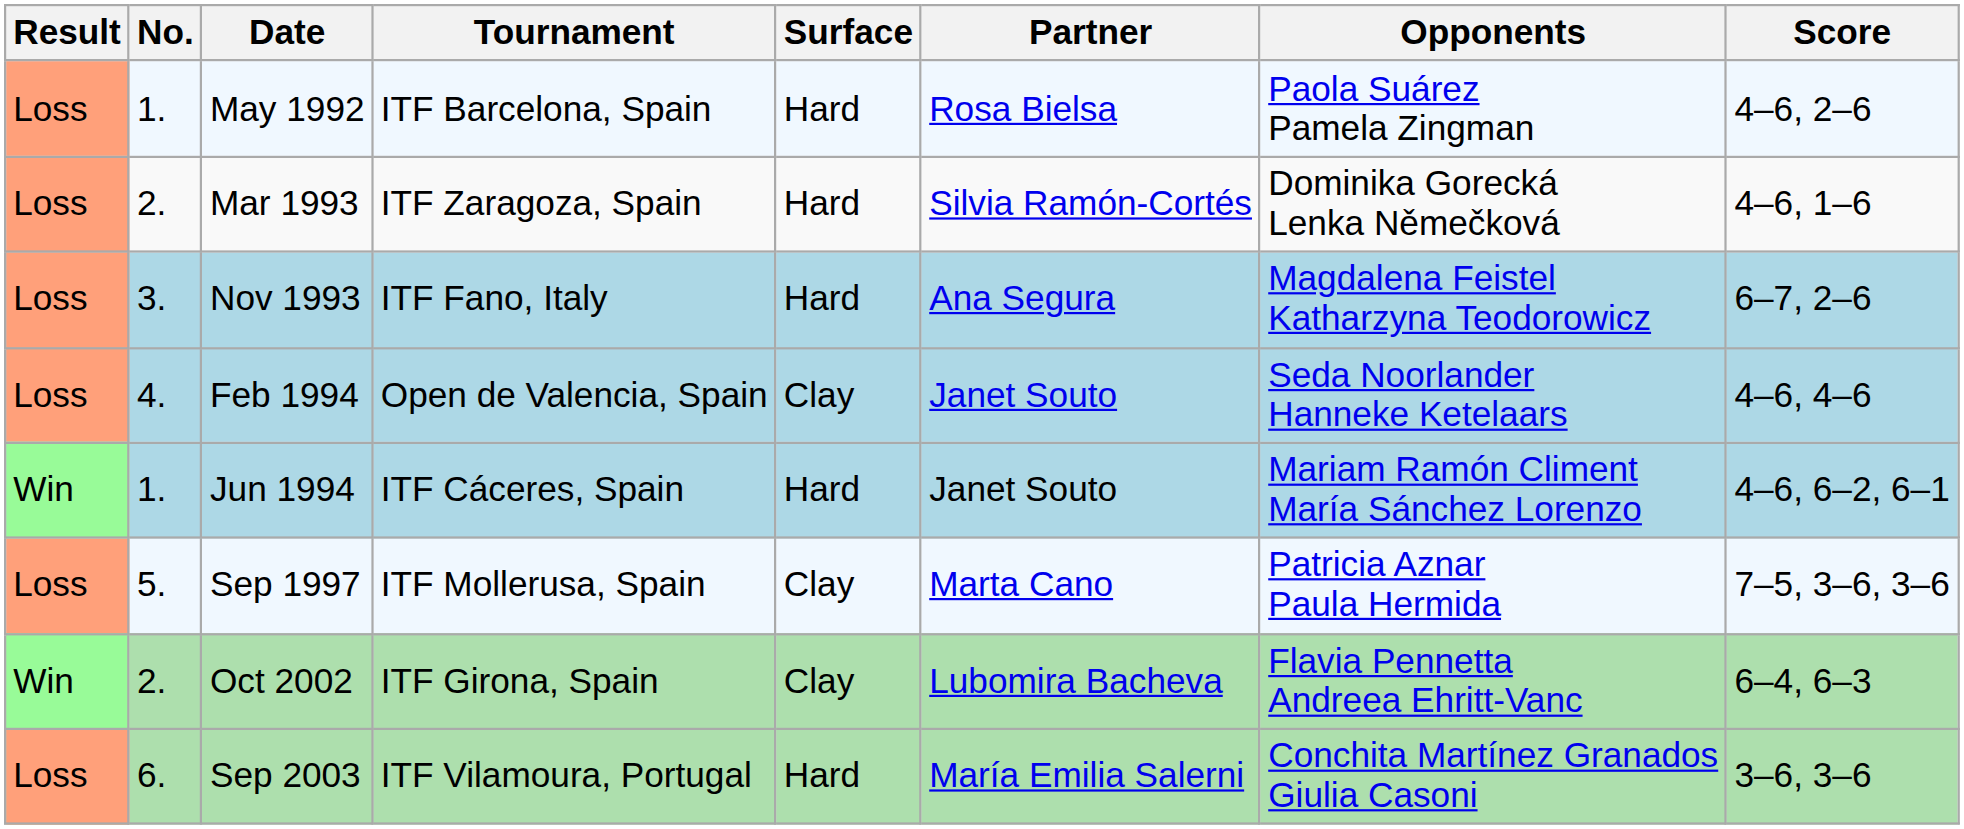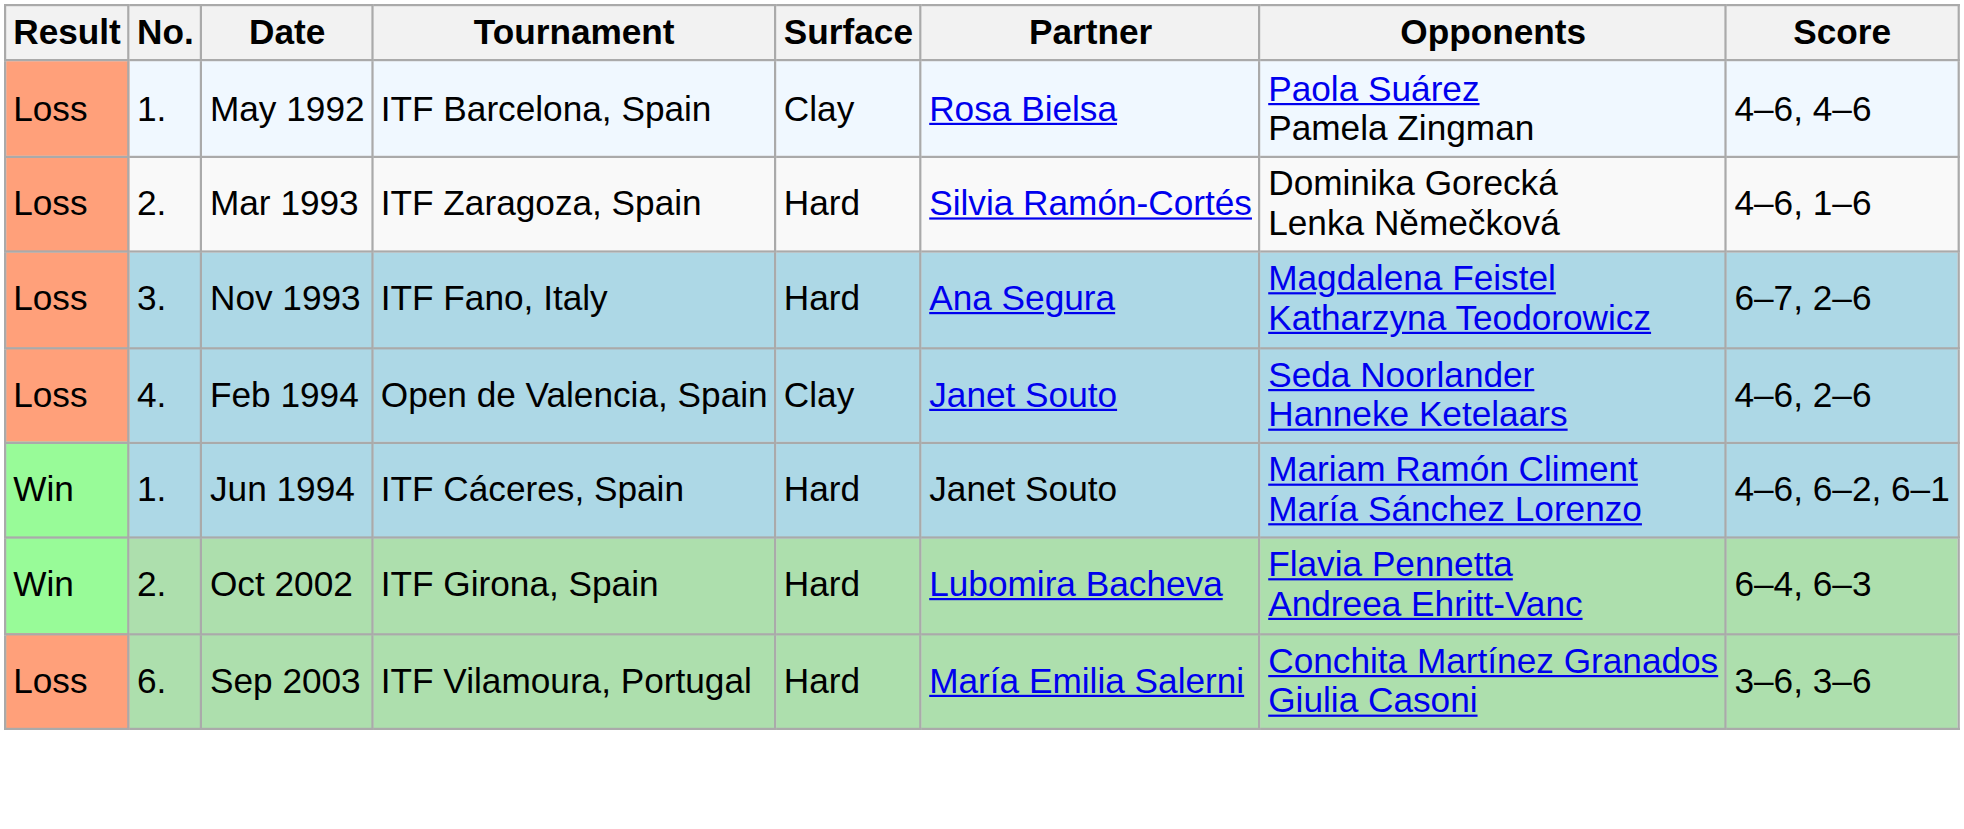(822, 108) Hard -> (819, 108) Clay
(1803, 108) 4–6, 2–6 -> (1803, 108) 4–6, 4–6
(1803, 394) 4–6, 4–6 -> (1803, 394) 4–6, 2–6
- row: (285, 585)
(819, 680) Clay -> (822, 585) Hard
